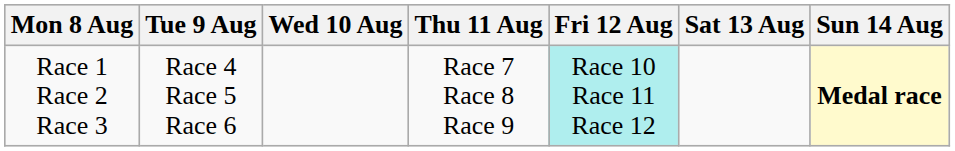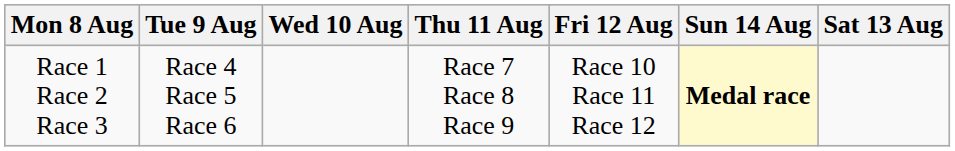columns swapped: (744, 25) <-> (880, 25)
(614, 95) paleturquoise background -> (614, 95) no background
